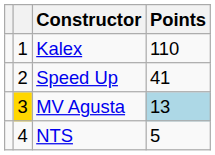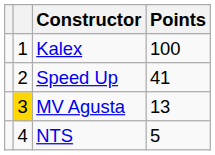(165, 48) 110 -> (165, 48) 100
(160, 107) lightblue background -> (160, 107) no background
